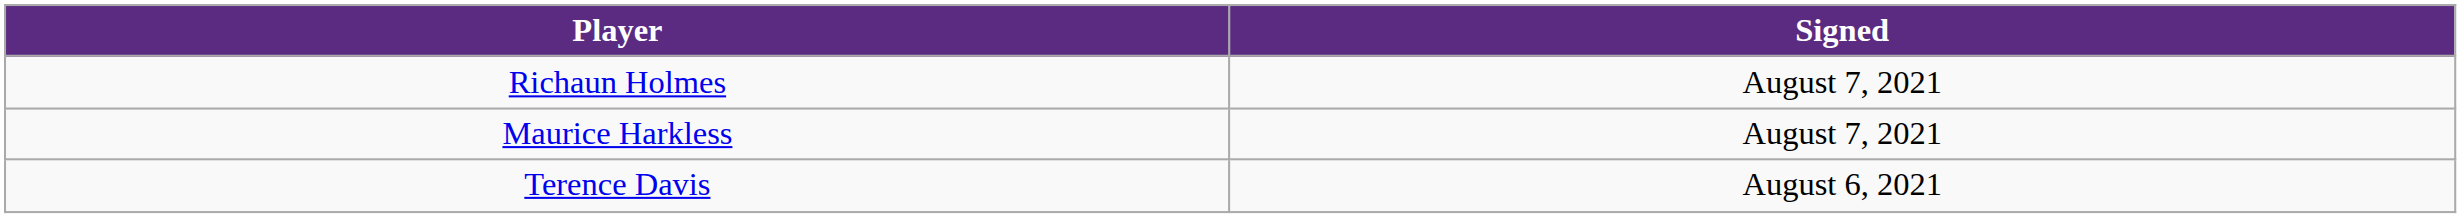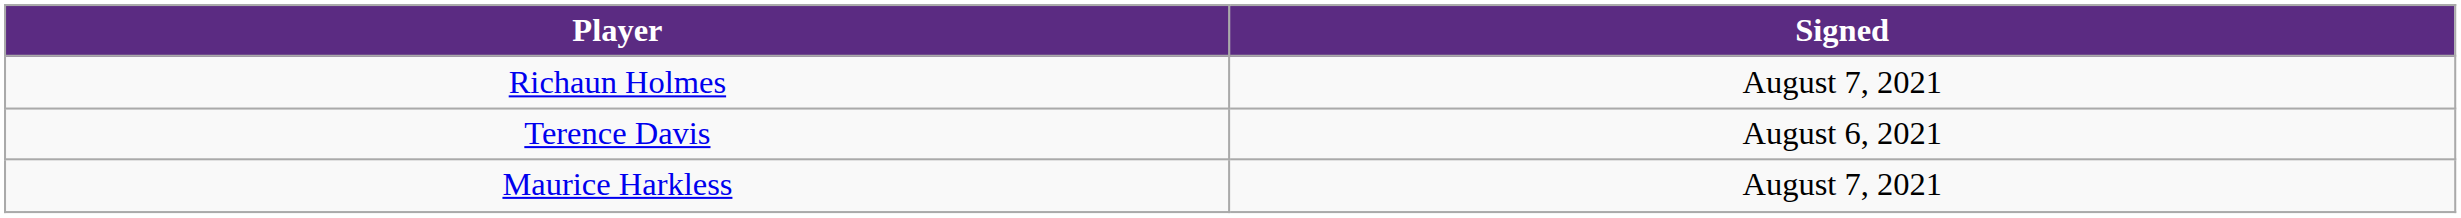rows swapped: (617, 184) <-> (617, 133)
